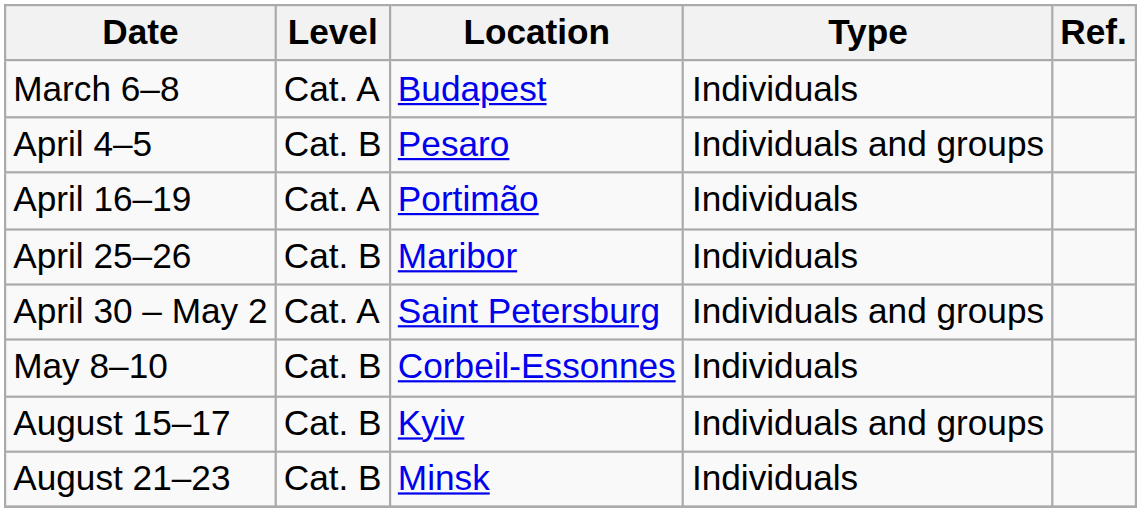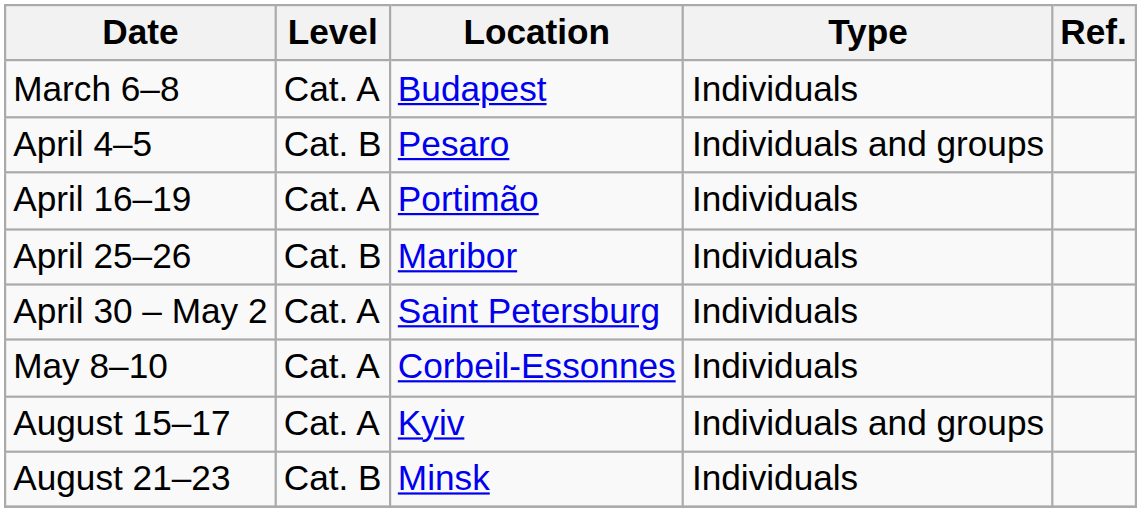(868, 311) Individuals and groups -> (775, 311) Individuals
(333, 367) Cat. B -> (332, 367) Cat. A
(333, 423) Cat. B -> (332, 423) Cat. A
